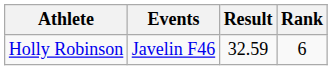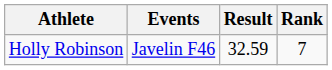(302, 49) 6 -> (302, 49) 7
